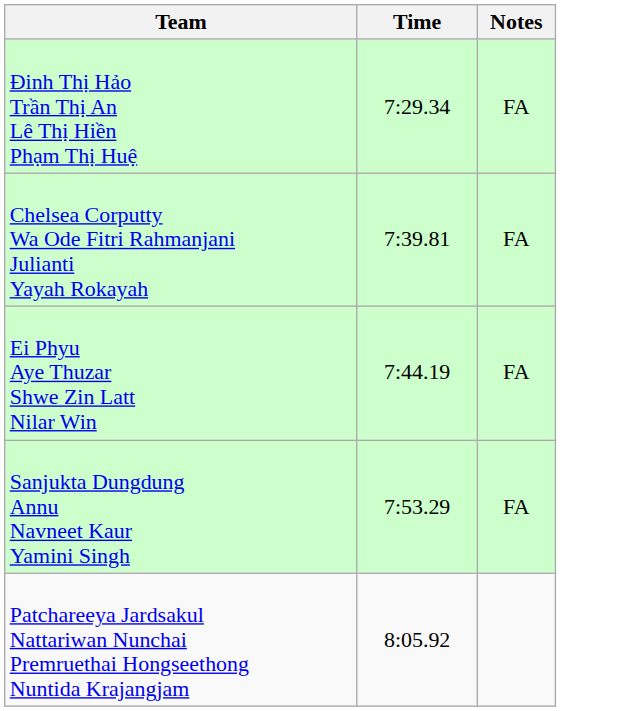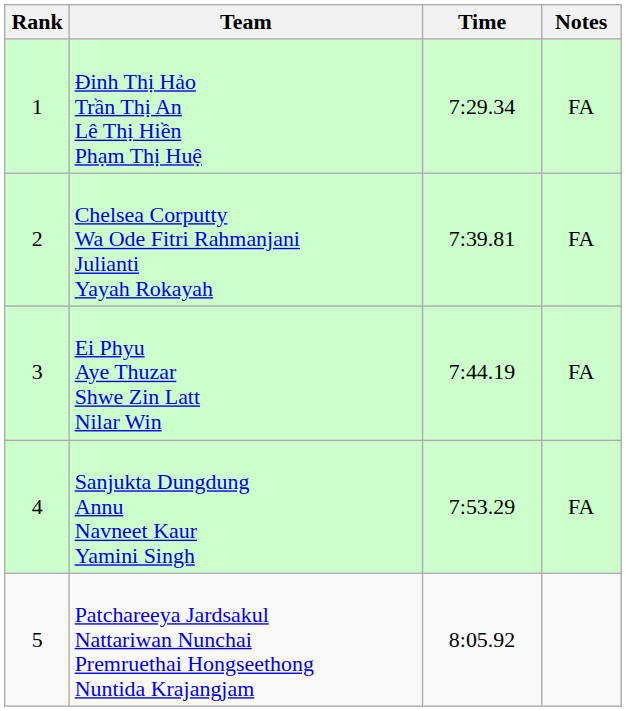+ column: (37, 21)
